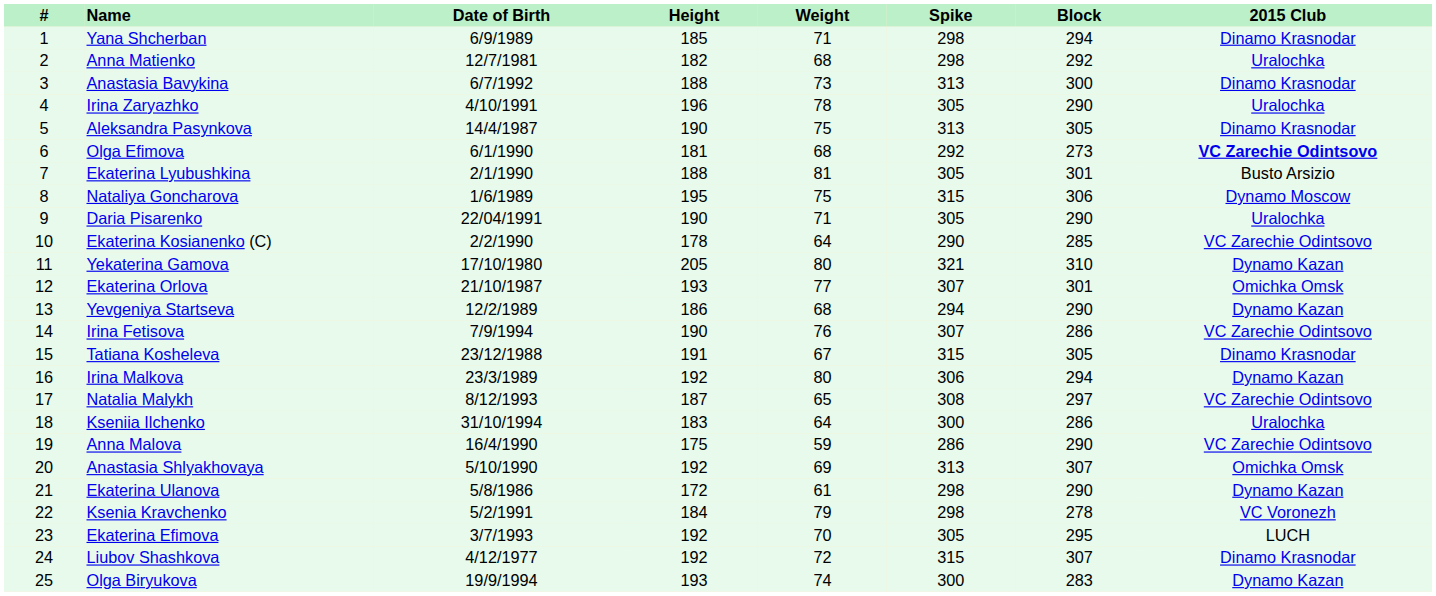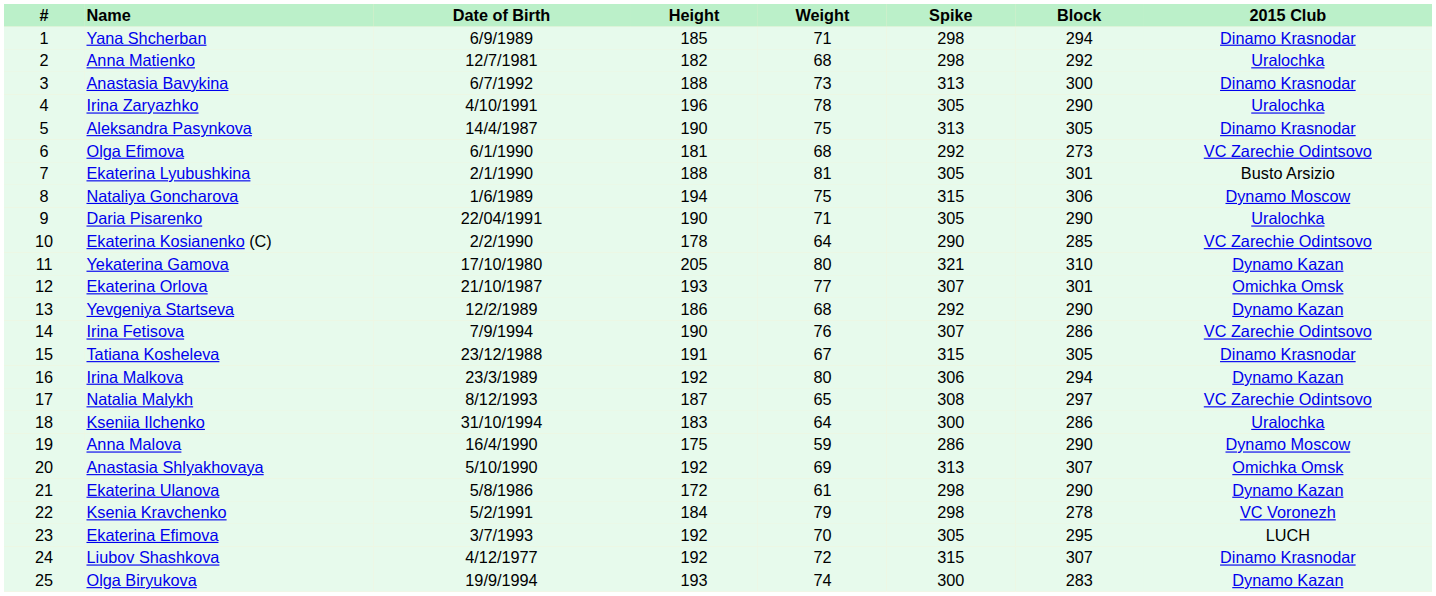(1288, 151) bold -> (1288, 151) normal
(694, 196) 195 -> (694, 196) 194
(951, 309) 294 -> (951, 309) 292
(1288, 445) VC Zarechie Odintsovo -> (1288, 445) Dynamo Moscow
